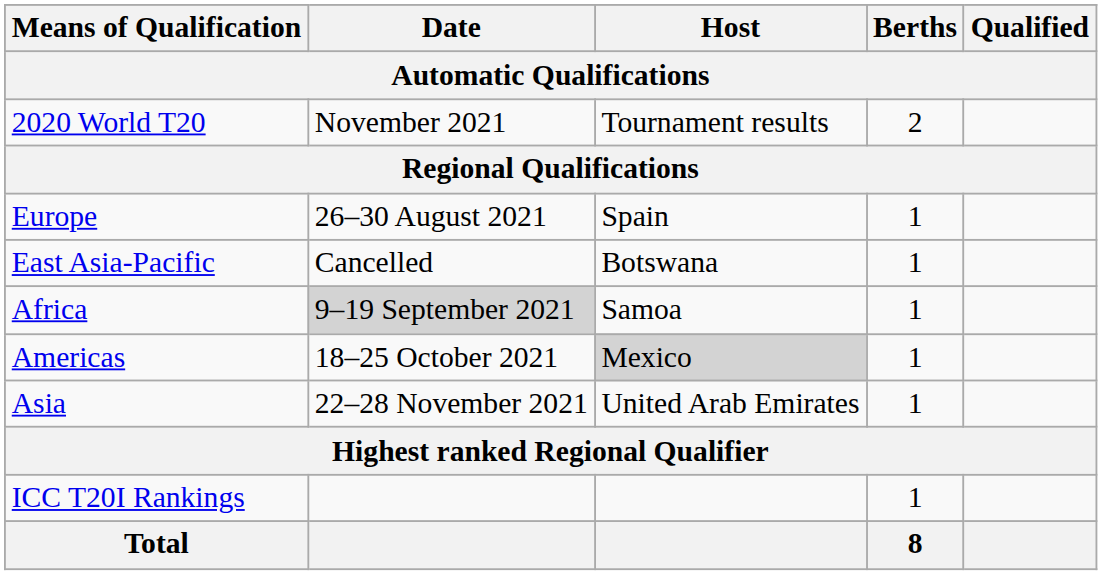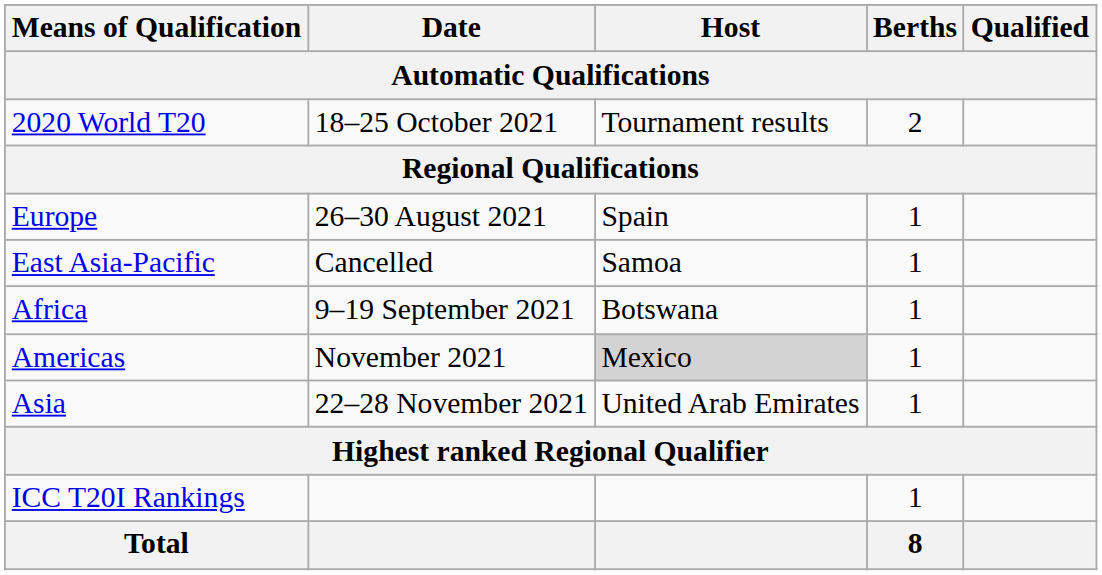(411, 121) November 2021 -> (436, 121) 18–25 October 2021
(660, 262) Botswana -> (642, 262) Samoa
(445, 309) lightgrey background -> (445, 309) no background
(642, 309) Samoa -> (660, 309) Botswana
(436, 356) 18–25 October 2021 -> (411, 356) November 2021
